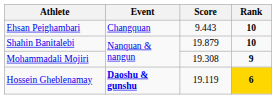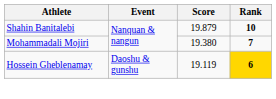- row: (43, 28)
(206, 59) 19.308 -> (203, 44) 19.380
(251, 59) 9 -> (251, 44) 7
(128, 81) bold -> (130, 65) normal
